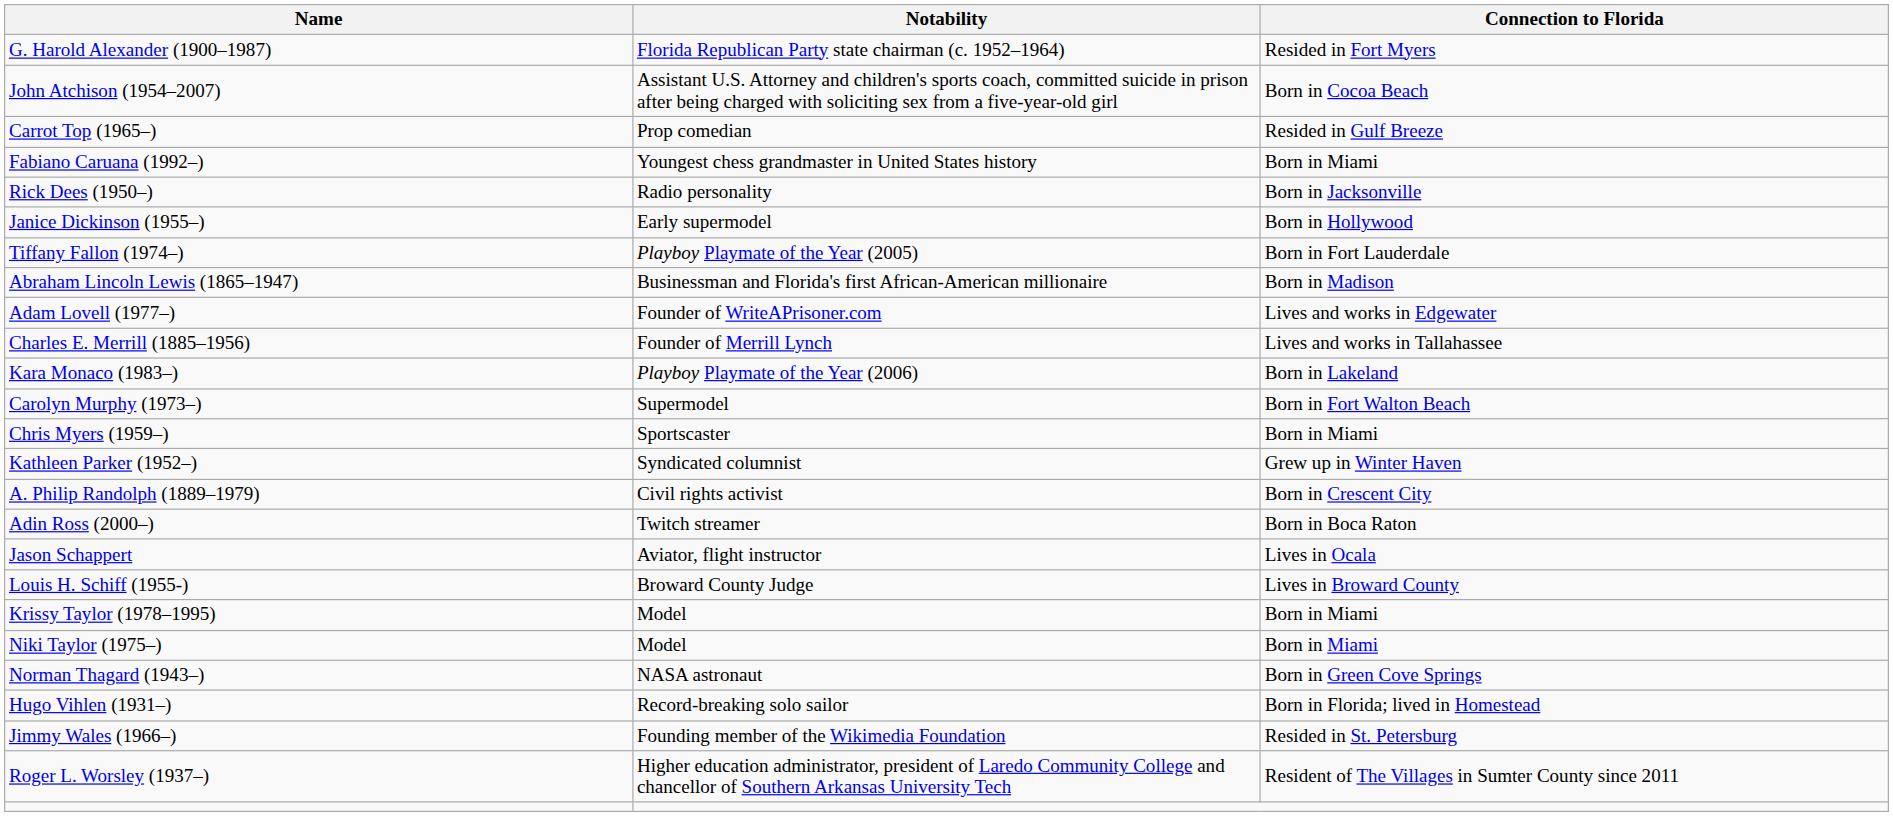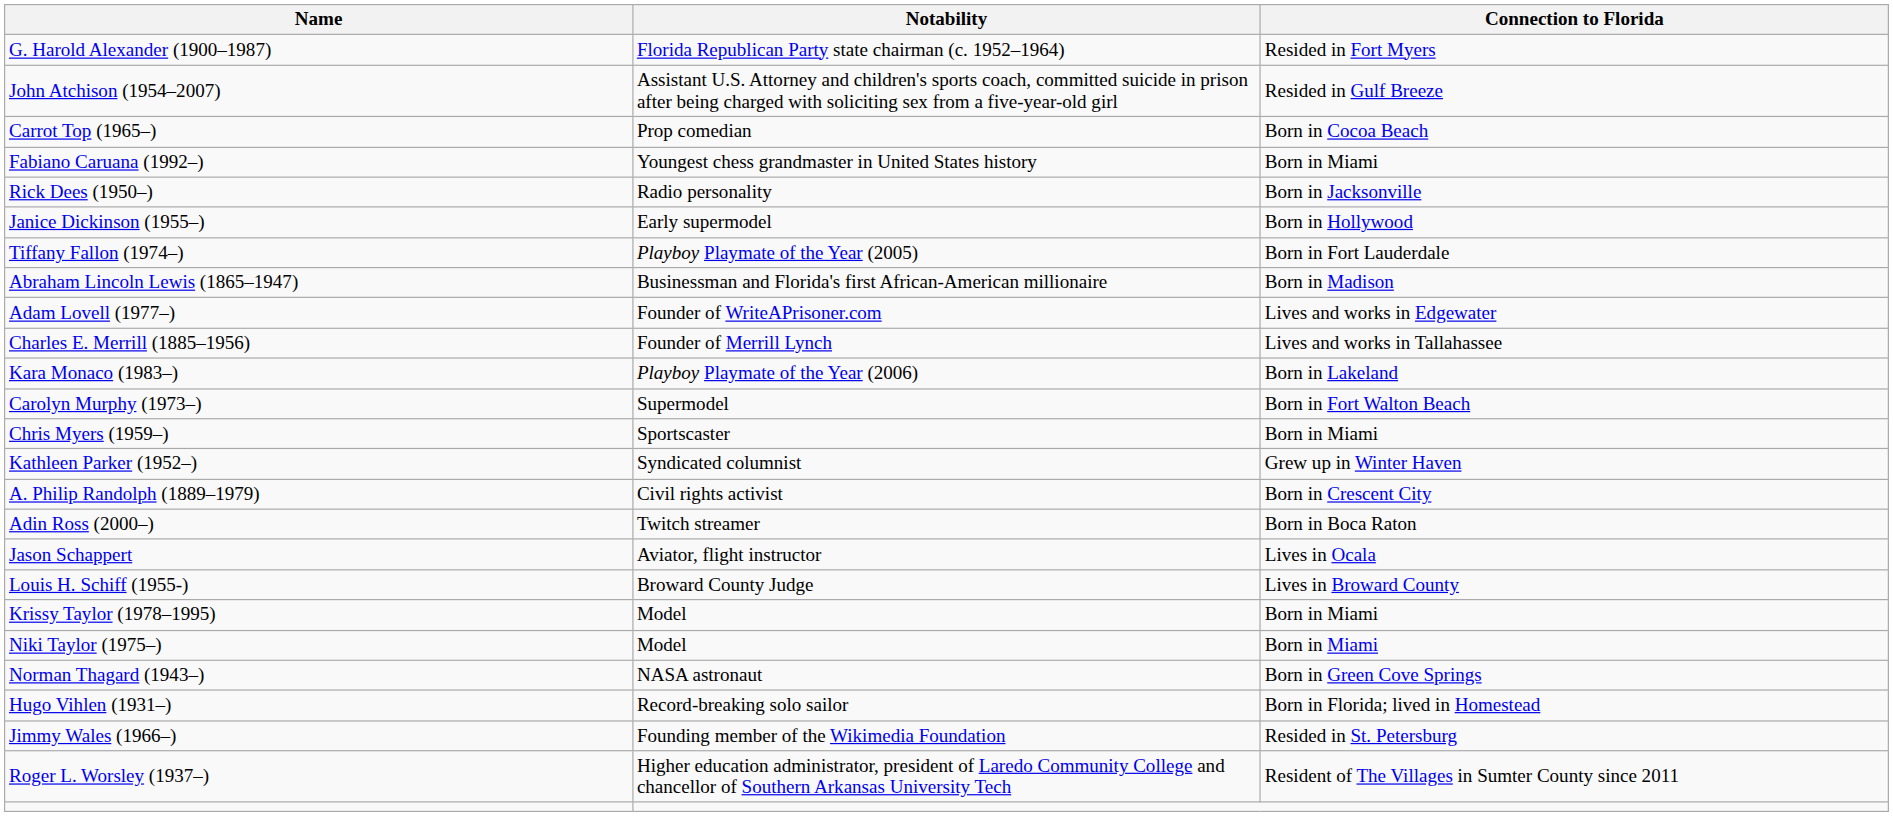(1347, 90) Born in Cocoa Beach -> (1354, 90) Resided in Gulf Breeze
(1354, 131) Resided in Gulf Breeze -> (1347, 131) Born in Cocoa Beach
